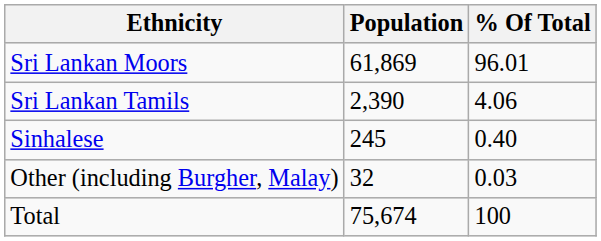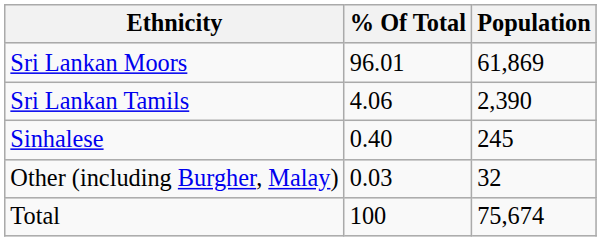columns swapped: (407, 23) <-> (533, 23)
